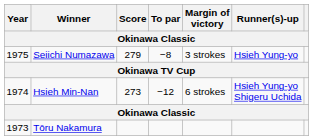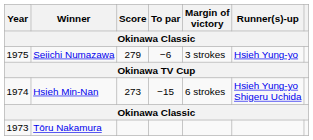(166, 55) −8 -> (166, 55) −6
(166, 91) −12 -> (166, 91) −15
